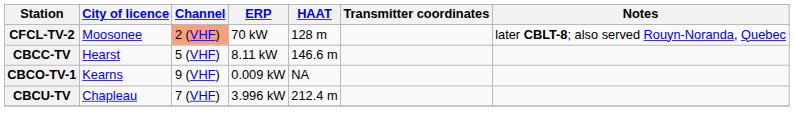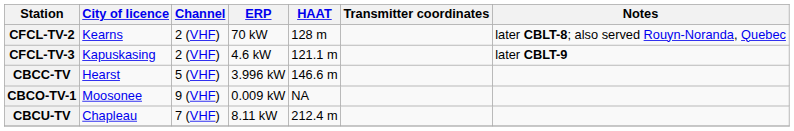(112, 34) Moosonee -> (103, 34) Kearns
(197, 34) lightsalmon background -> (197, 34) no background
+ row: (42, 55)
(254, 55) 8.11 kW -> (258, 75) 3.996 kW
(103, 75) Kearns -> (112, 95) Moosonee
(258, 95) 3.996 kW -> (254, 116) 8.11 kW
